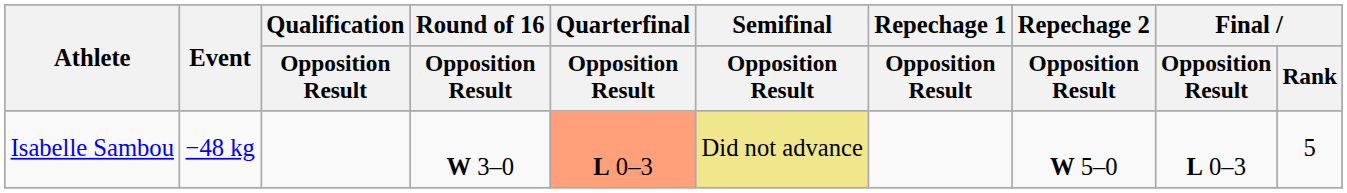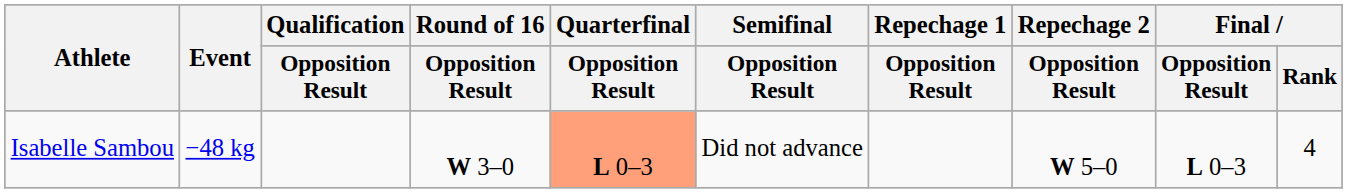(782, 149) khaki background -> (782, 149) no background
(1310, 149) 5 -> (1310, 149) 4
